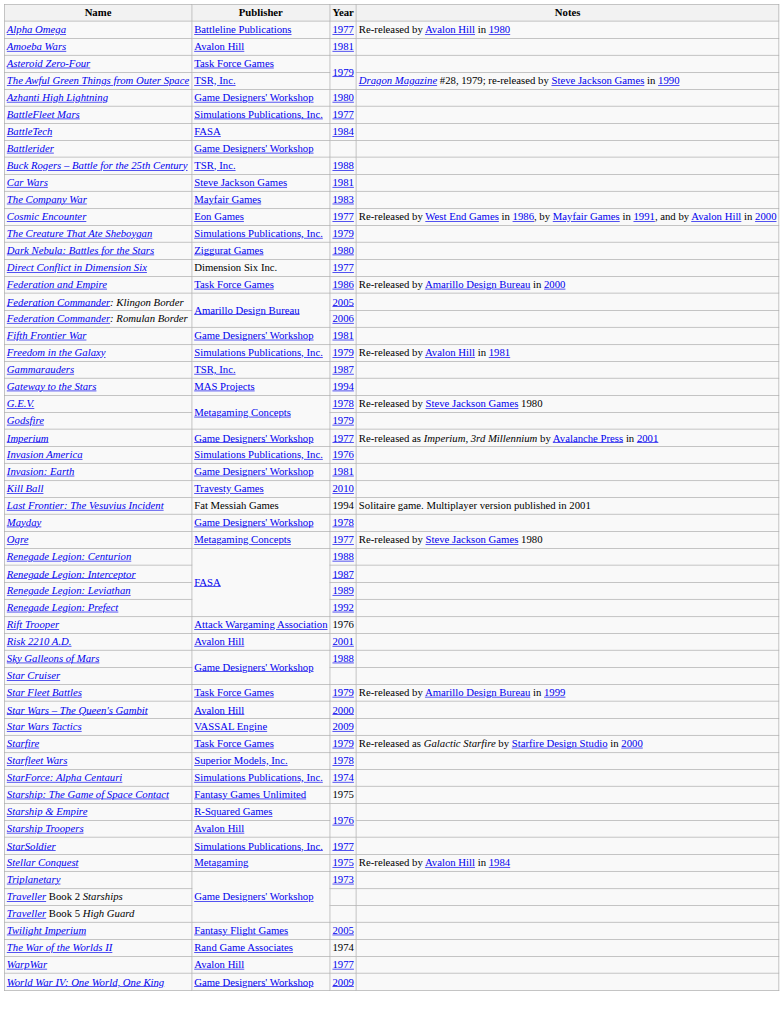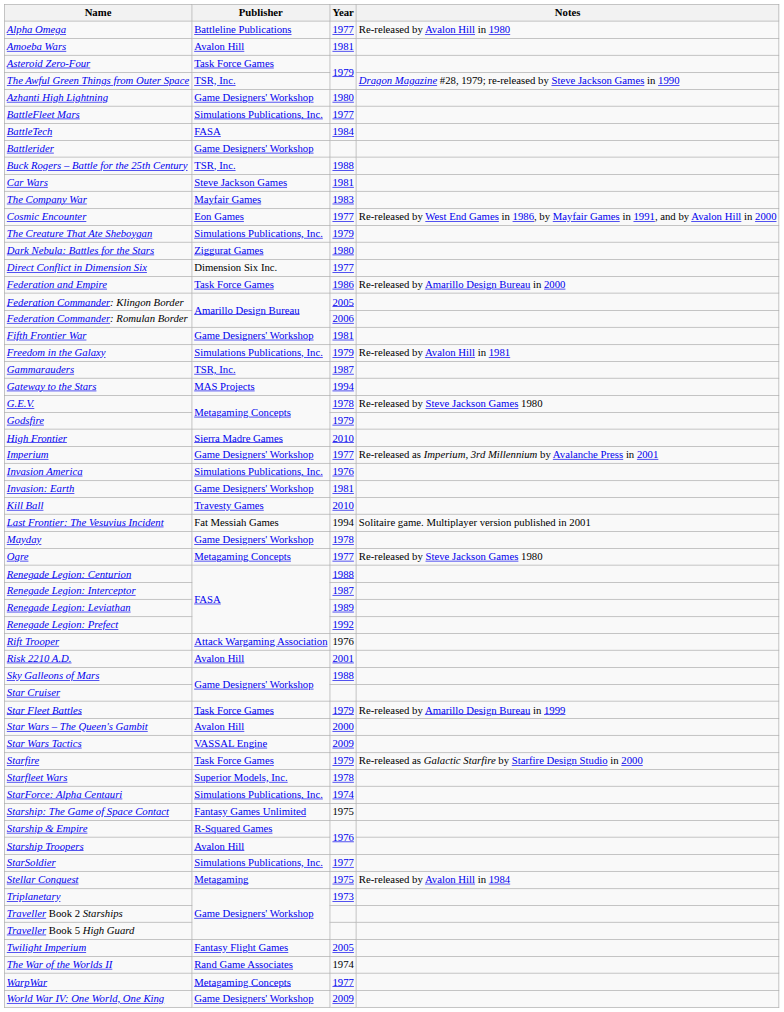+ row: (37, 438)
(219, 965) Avalon Hill -> (243, 982) Metagaming Concepts
